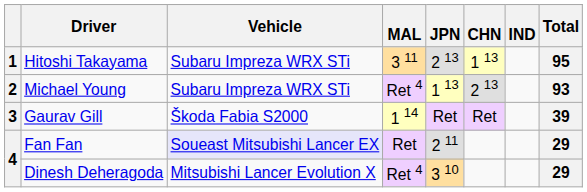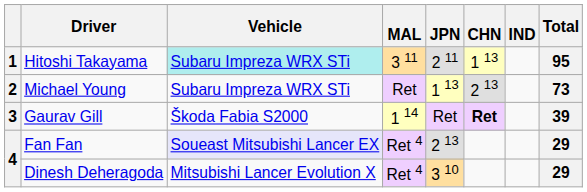(260, 61) no background -> (260, 61) paleturquoise background
(445, 61) 2 13 -> (445, 61) 2 11
(404, 89) Ret 4 -> (404, 89) Ret
(561, 89) 93 -> (561, 89) 73
(484, 117) normal -> (484, 117) bold
(404, 145) Ret -> (404, 145) Ret 4
(445, 145) 2 11 -> (445, 145) 2 13
